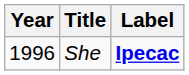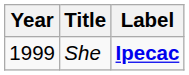(32, 53) 1996 -> (32, 53) 1999
